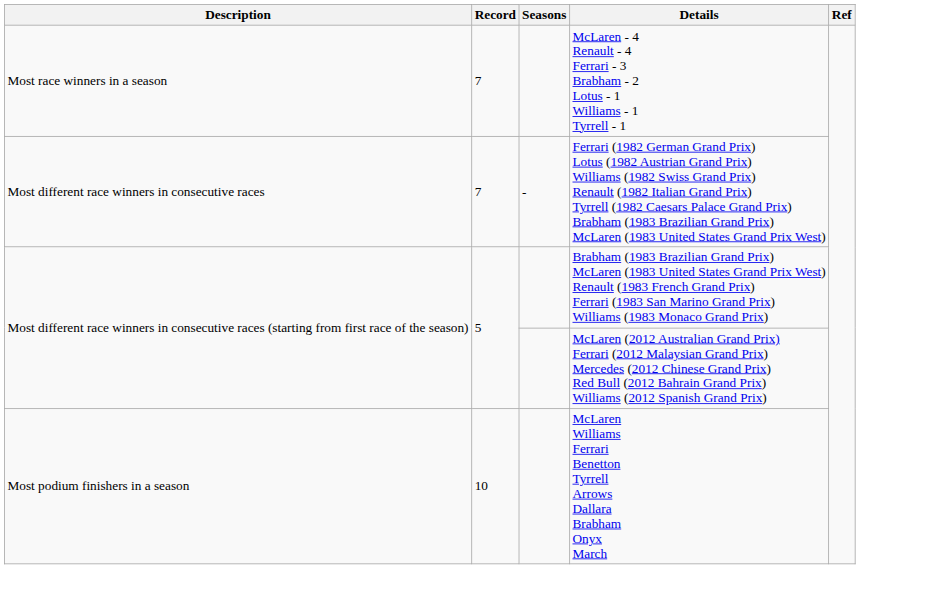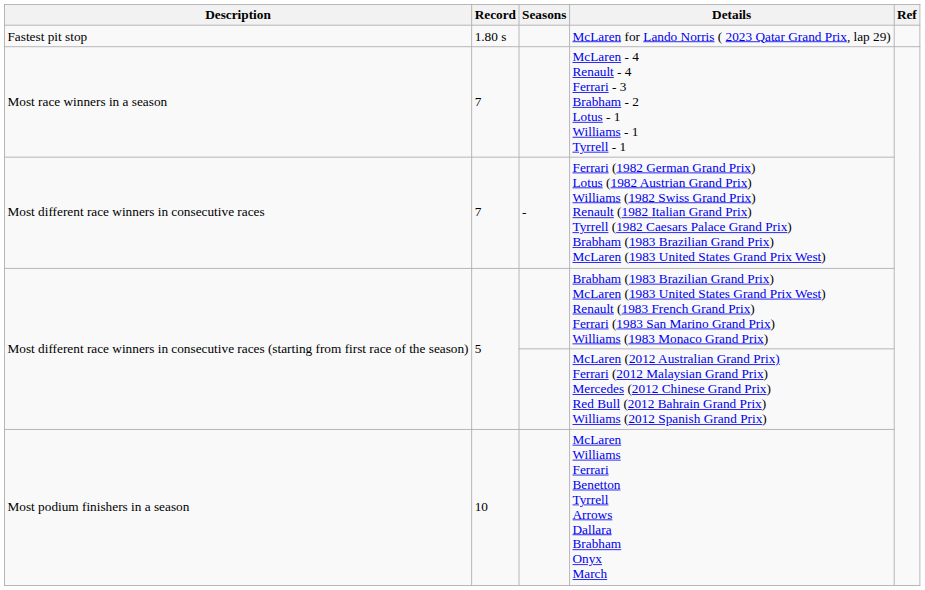+ row: (732, 36)
